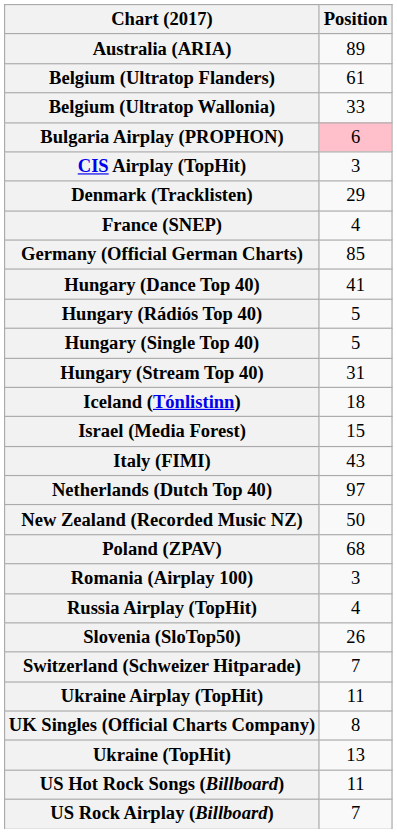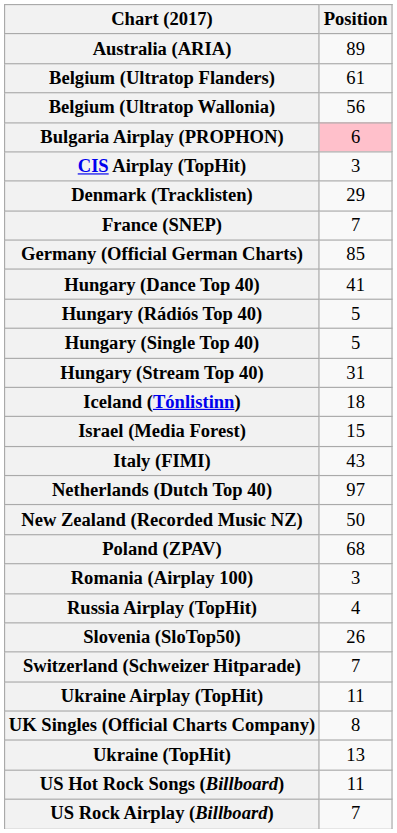(356, 107) 33 -> (356, 107) 56
(356, 225) 4 -> (356, 225) 7
